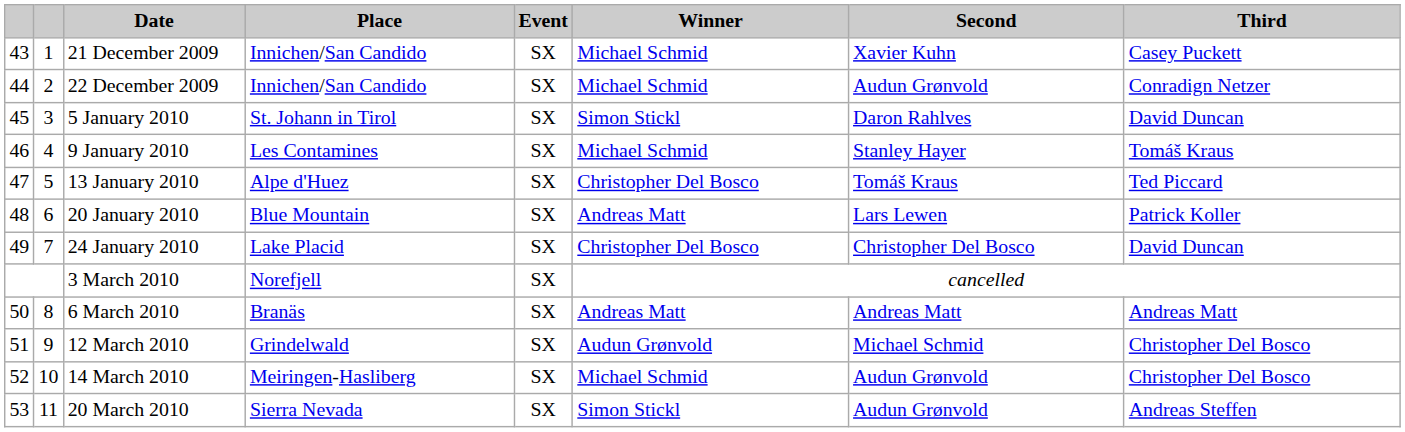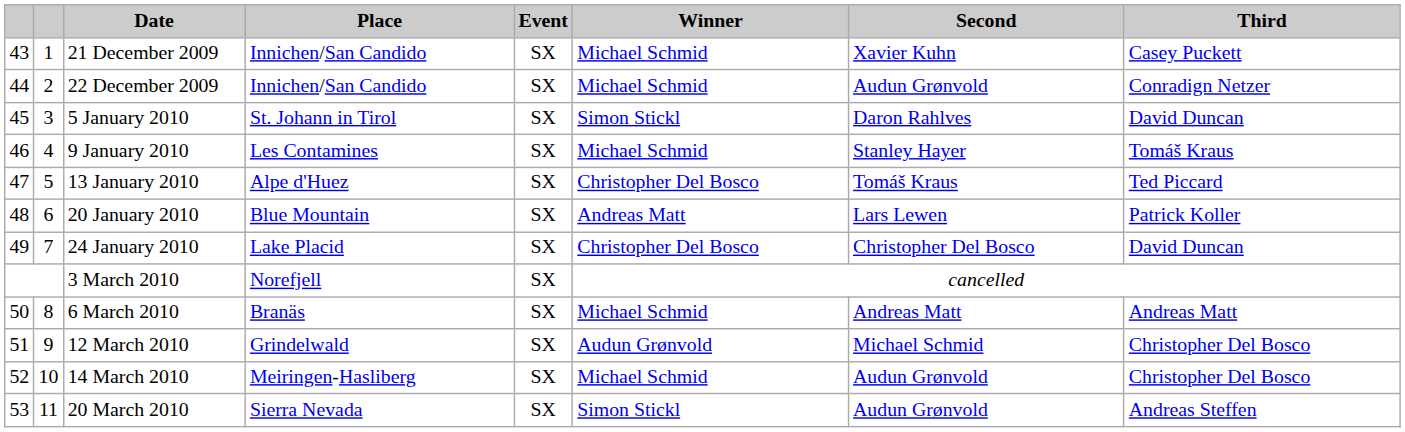(631, 312) Andreas Matt -> (642, 312) Michael Schmid
